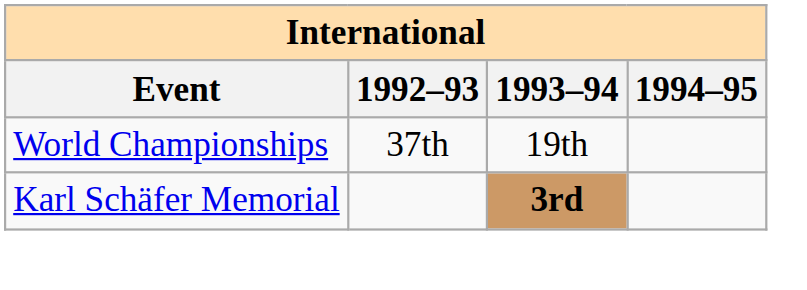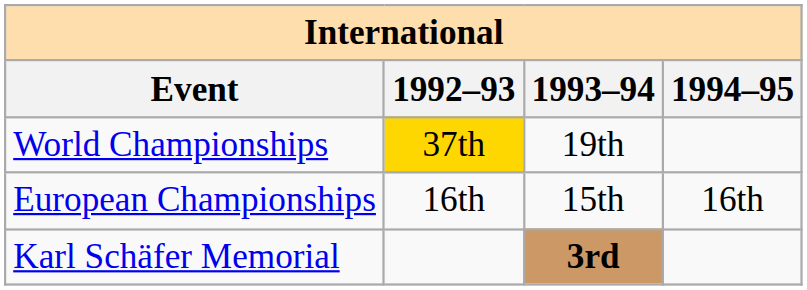(417, 144) no background -> (454, 144) gold background
+ row: (195, 199)
